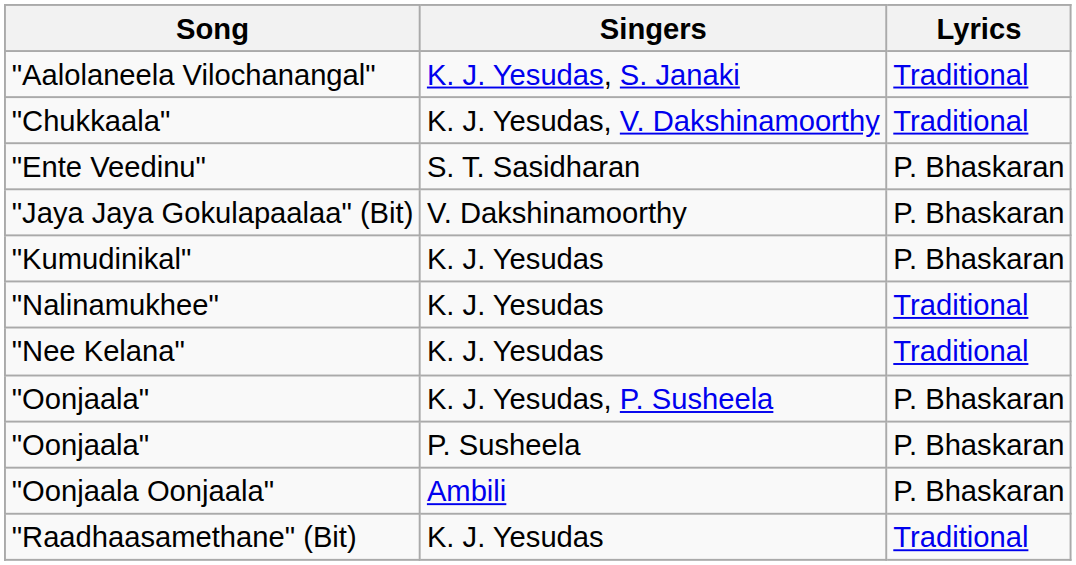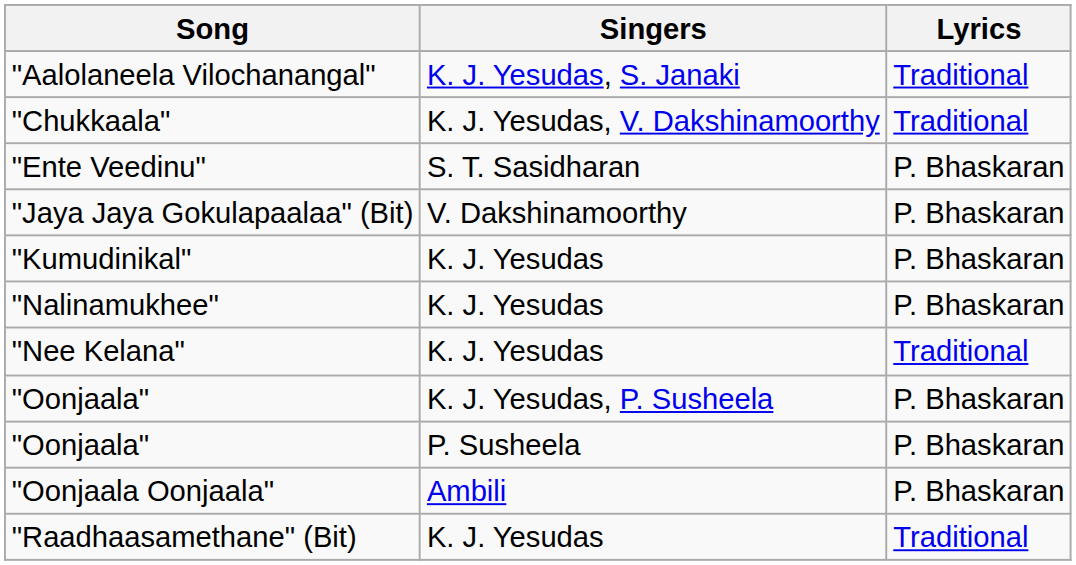(961, 305) Traditional -> (979, 305) P. Bhaskaran
